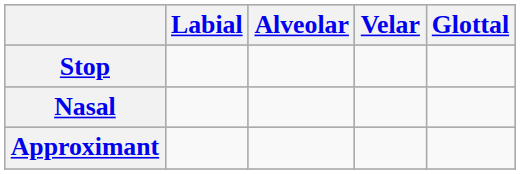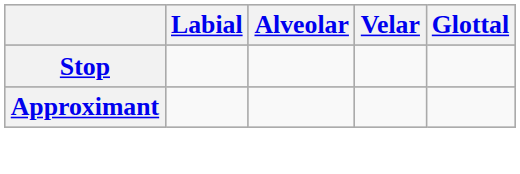- row: (85, 106)
